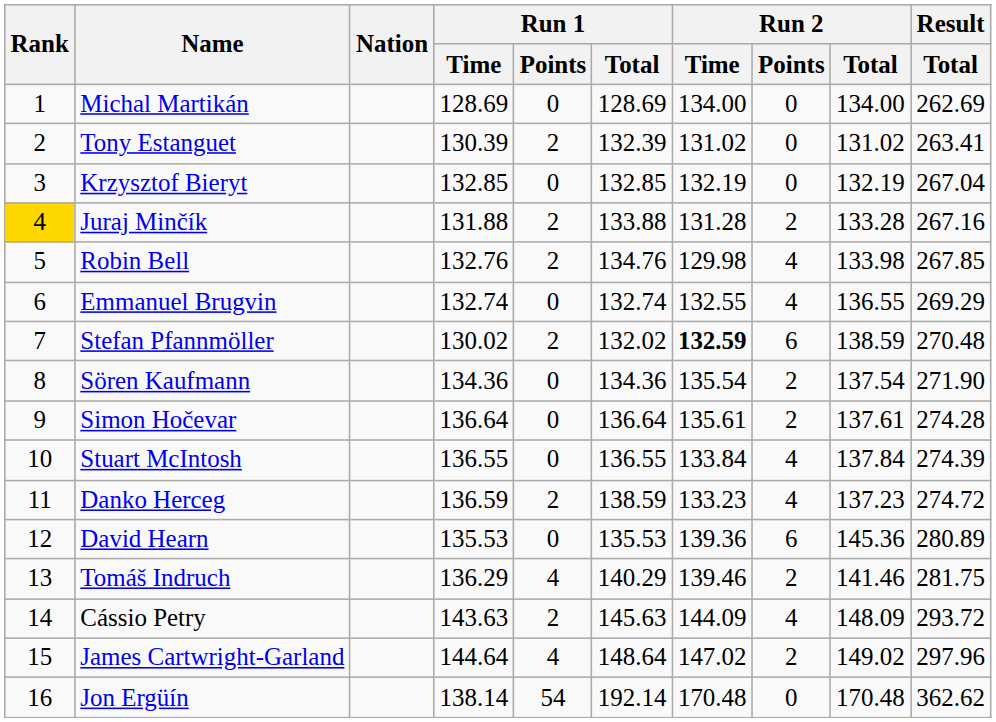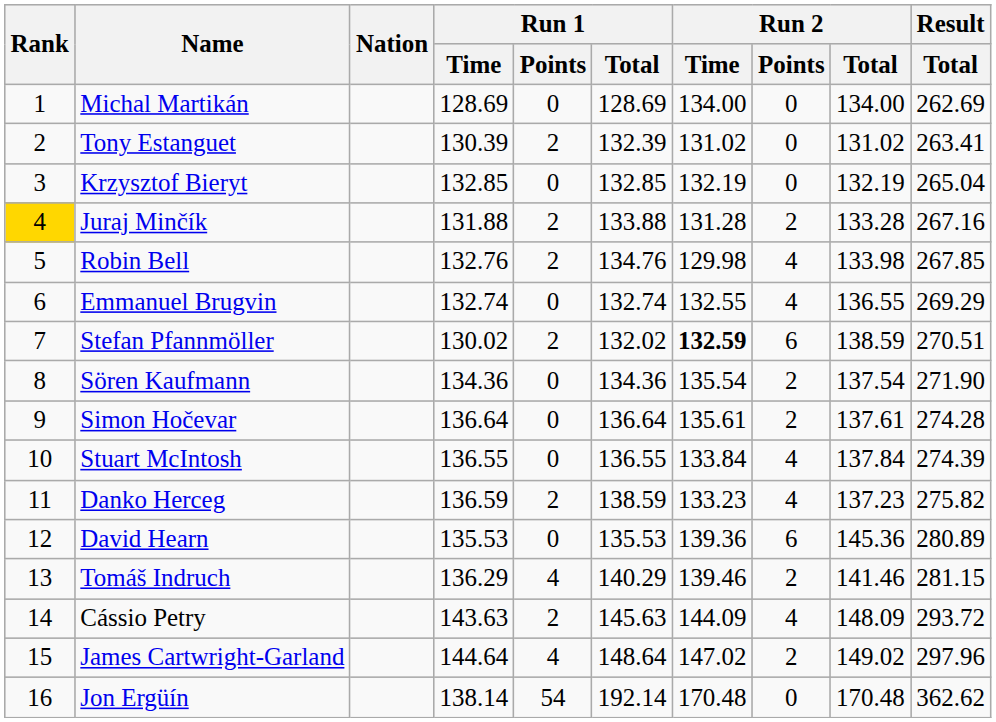(951, 182) 267.04 -> (951, 182) 265.04
(951, 340) 270.48 -> (951, 340) 270.51
(951, 499) 274.72 -> (951, 499) 275.82
(951, 578) 281.75 -> (951, 578) 281.15
